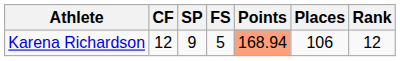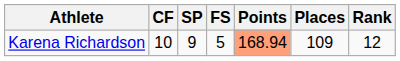(163, 43) 12 -> (163, 43) 10
(320, 43) 106 -> (320, 43) 109
